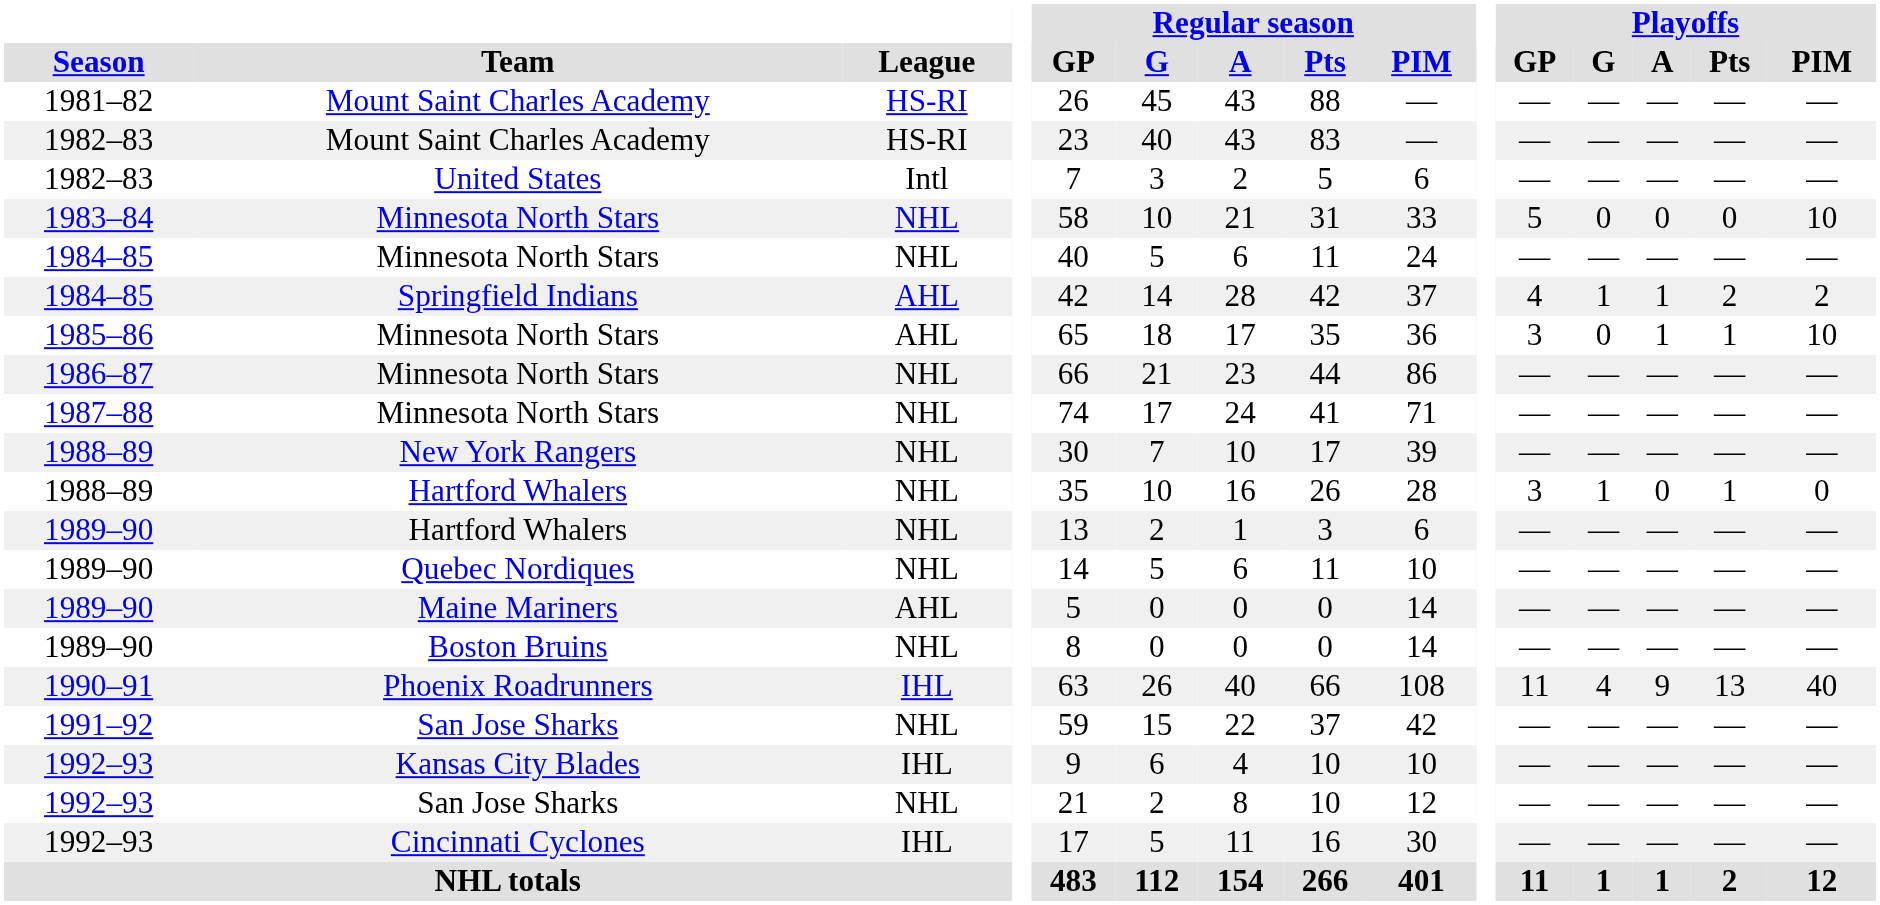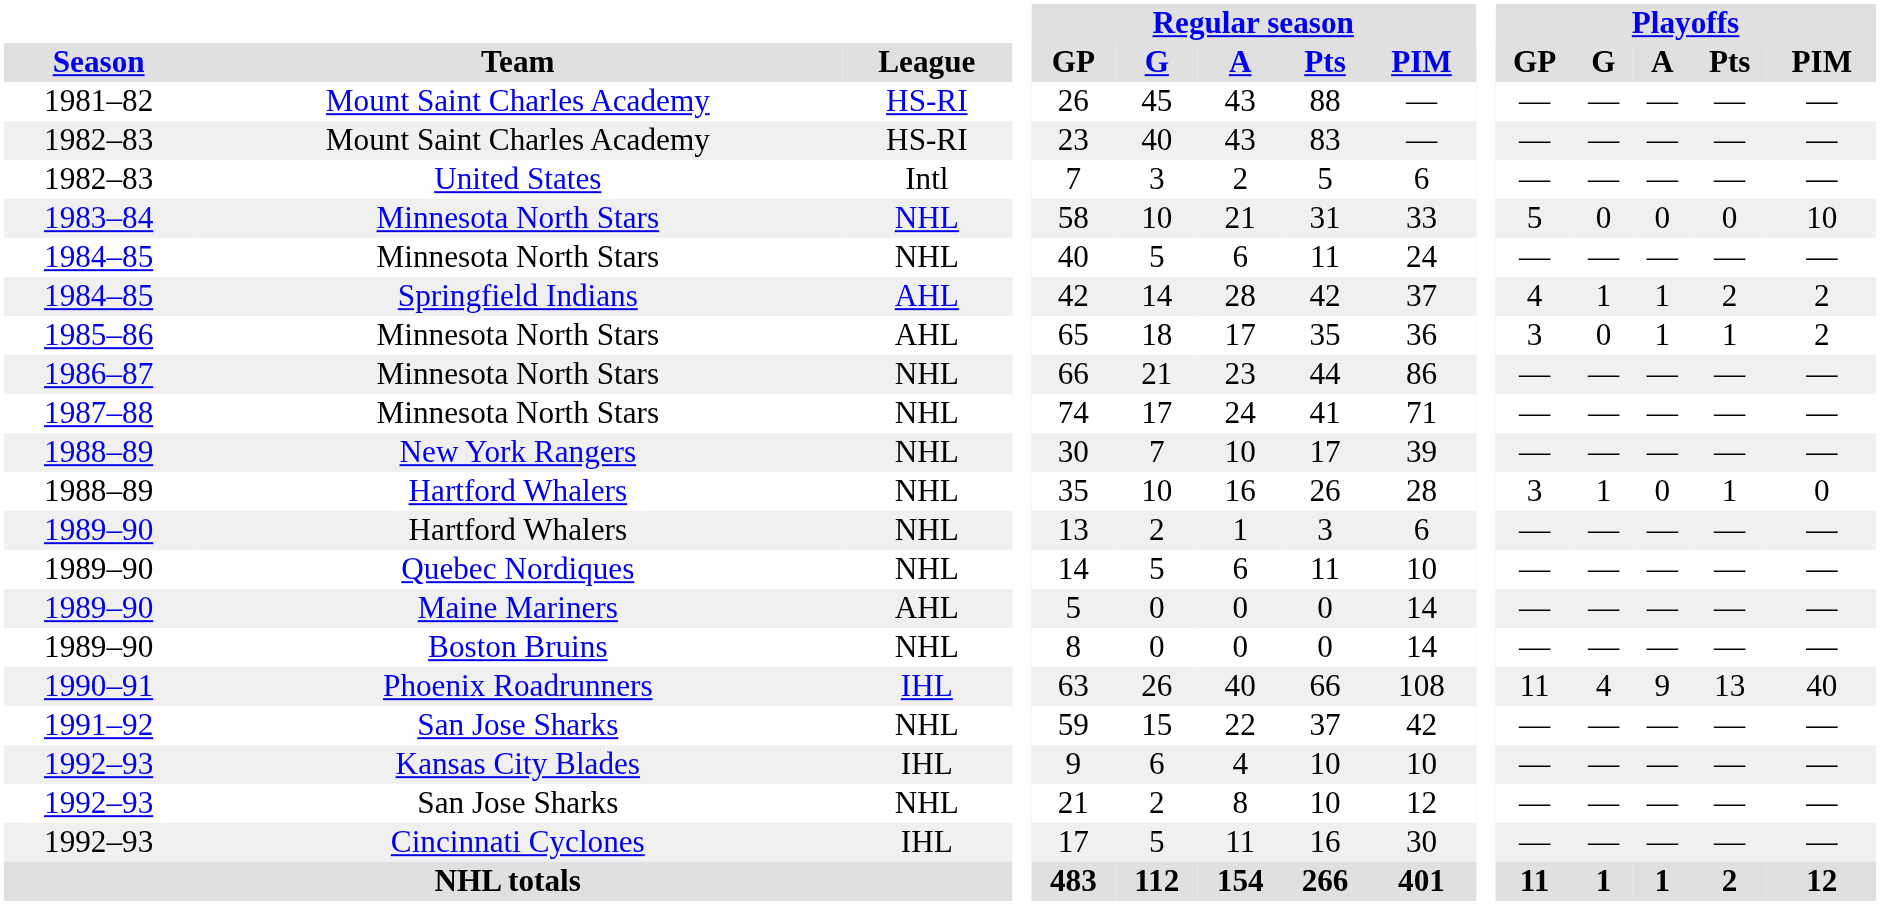(1822, 335) 10 -> (1822, 335) 2
